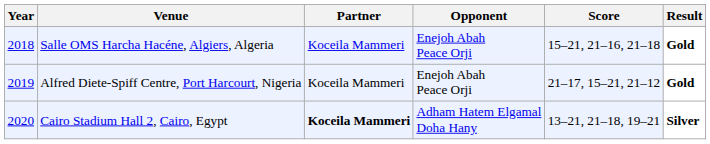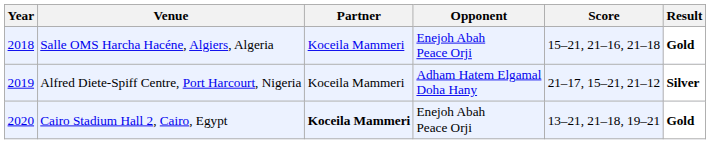(451, 82) Enejoh Abah Peace Orji -> (479, 82) Adham Hatem Elgamal Doha Hany
(680, 82) Gold -> (683, 82) Silver
(479, 120) Adham Hatem Elgamal Doha Hany -> (451, 120) Enejoh Abah Peace Orji
(683, 120) Silver -> (680, 120) Gold
